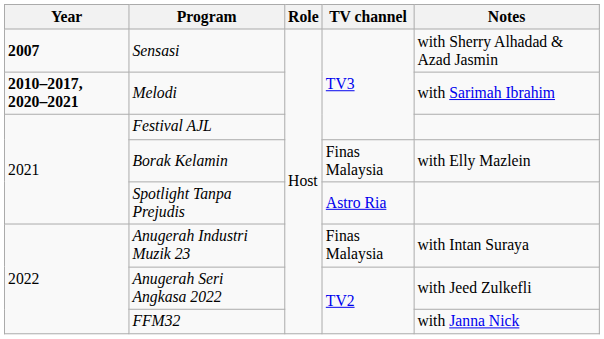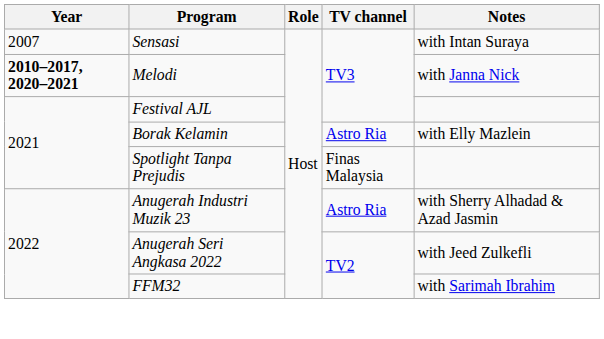(24, 50) bold -> (24, 41) normal
(490, 50) with Sherry Alhadad & Azad Jasmin -> (473, 41) with Intan Suraya
(486, 93) with Sarimah Ibrahim -> (468, 75) with Janna Nick
(355, 160) Finas Malaysia -> (356, 134) Astro Ria
(356, 203) Astro Ria -> (355, 167) Finas Malaysia
(355, 245) Finas Malaysia -> (356, 210) Astro Ria
(473, 245) with Intan Suraya -> (490, 210) with Sherry Alhadad & Azad Jasmin
(468, 321) with Janna Nick -> (486, 286) with Sarimah Ibrahim
